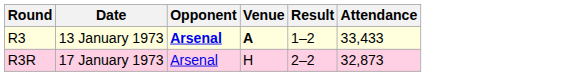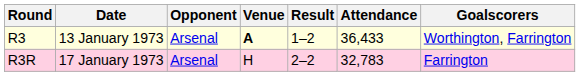+ column: (498, 15)
(196, 37) bold -> (194, 37) normal
(362, 37) 33,433 -> (362, 37) 36,433
(362, 60) 32,873 -> (362, 60) 32,783
